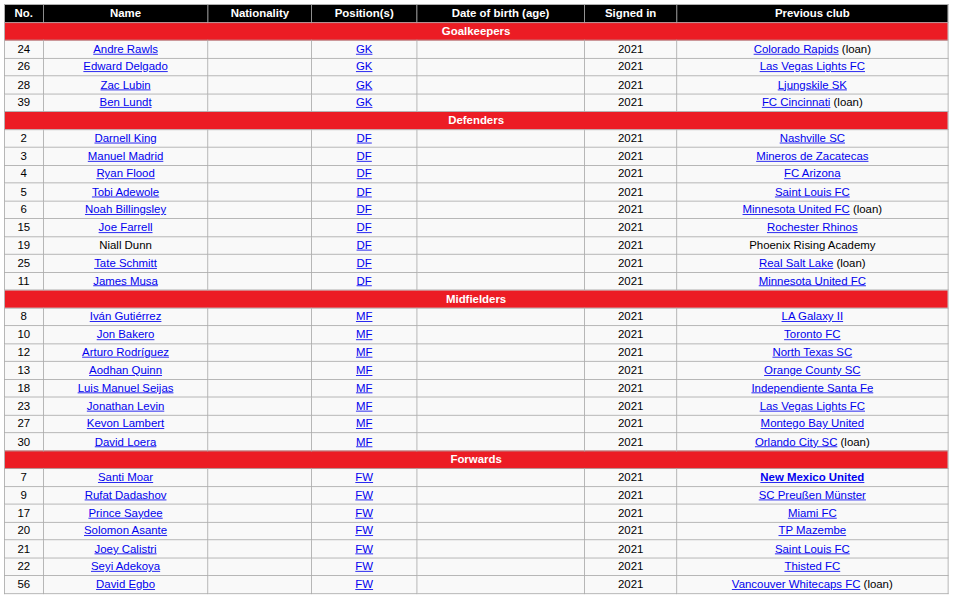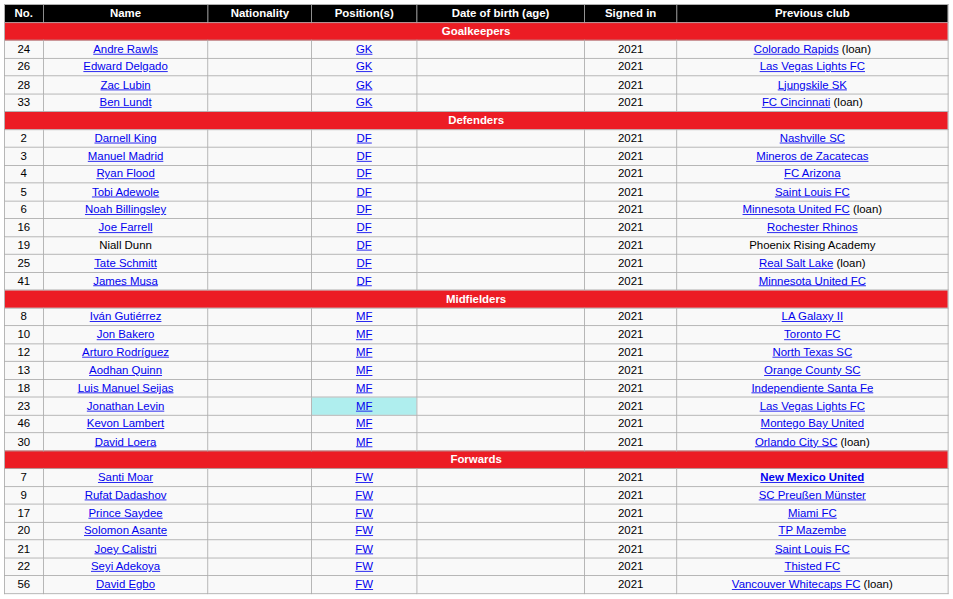(24, 102) 39 -> (24, 102) 33
(24, 227) 15 -> (24, 227) 16
(24, 281) 11 -> (24, 281) 41
(364, 406) no background -> (364, 406) paleturquoise background
(24, 424) 27 -> (24, 424) 46
